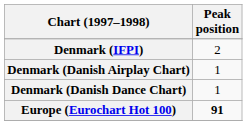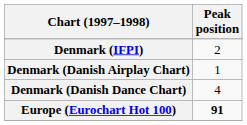(217, 89) 1 -> (217, 89) 4
